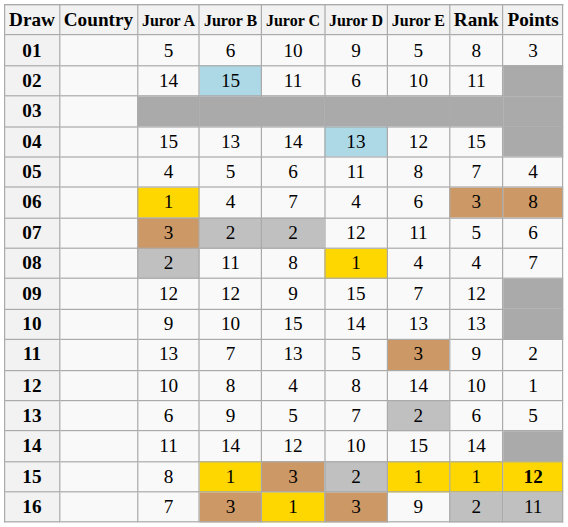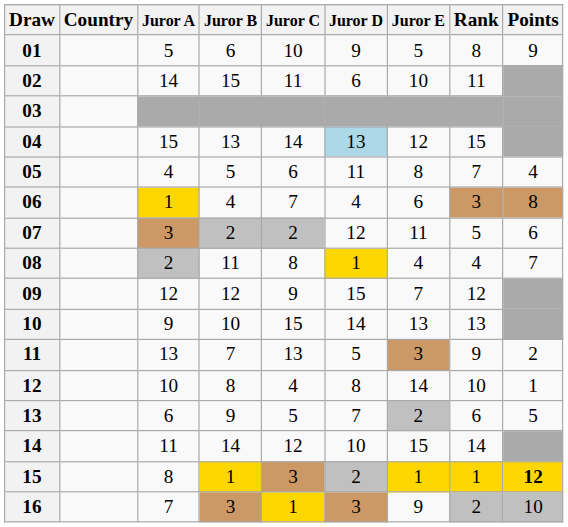(533, 50) 3 -> (533, 50) 9
(231, 80) lightblue background -> (231, 80) no background
(533, 506) 11 -> (533, 506) 10
